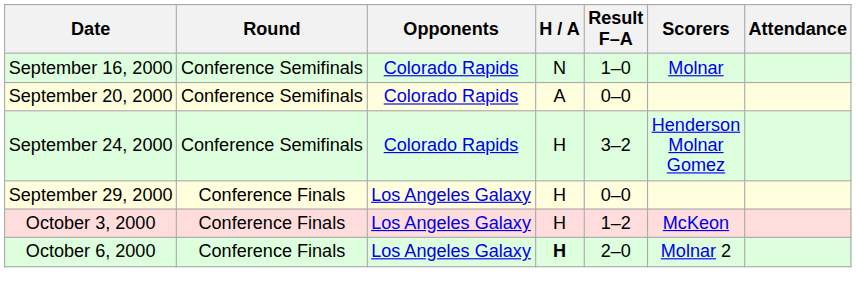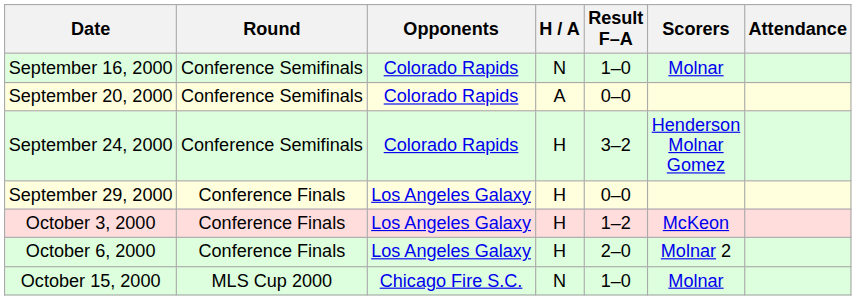(560, 251) bold -> (560, 251) normal
+ row: (91, 280)
